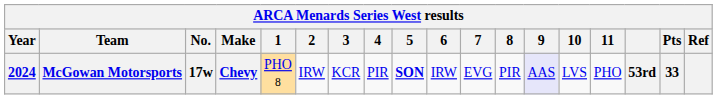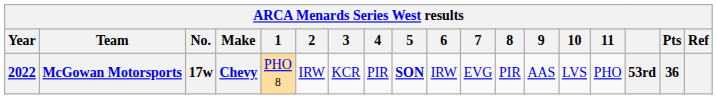(22, 73) 2024 -> (22, 73) 2022
(541, 73) lavender background -> (541, 73) no background
(672, 73) 33 -> (672, 73) 36
